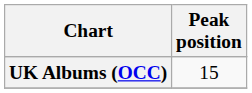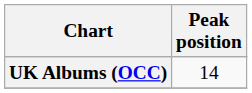(209, 72) 15 -> (209, 72) 14
